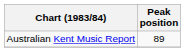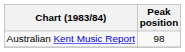(159, 39) 89 -> (159, 39) 98
